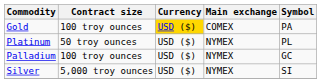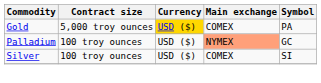(101, 27) 100 troy ounces -> (107, 27) 5,000 troy ounces
- row: (28, 41)
(220, 56) no background -> (220, 41) lightsalmon background
(107, 71) 5,000 troy ounces -> (101, 56) 100 troy ounces
(220, 71) NYMEX -> (220, 56) COMEX
